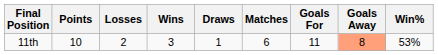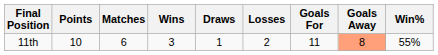columns swapped: (267, 19) <-> (123, 19)
(410, 42) 53% -> (410, 42) 55%
